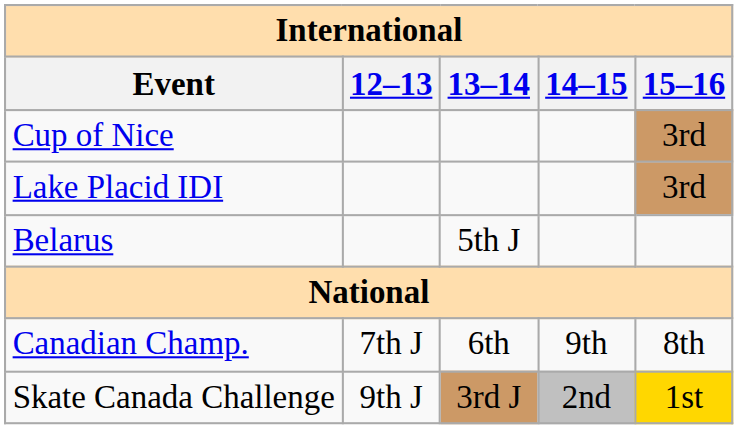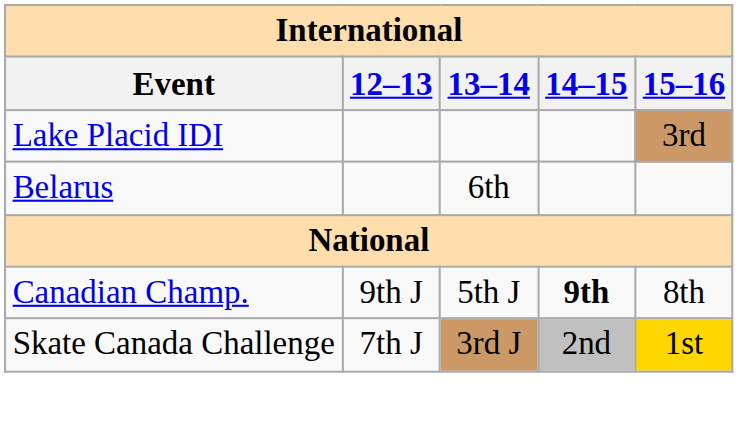- row: (93, 135)
(489, 239) 5th J -> (489, 187) 6th
(391, 344) 7th J -> (391, 291) 9th J
(489, 344) 6th -> (489, 291) 5th J
(586, 344) normal -> (586, 291) bold
(391, 396) 9th J -> (391, 344) 7th J
